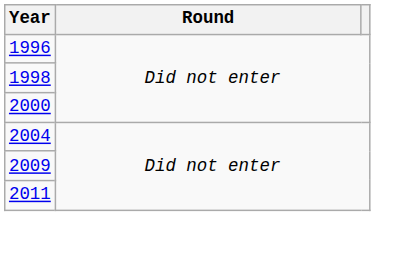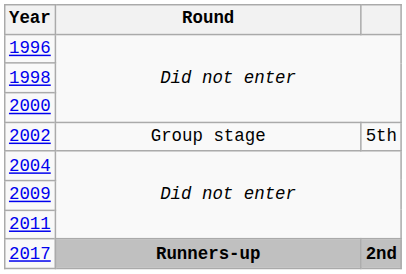+ row: (30, 136)
+ row: (30, 253)
